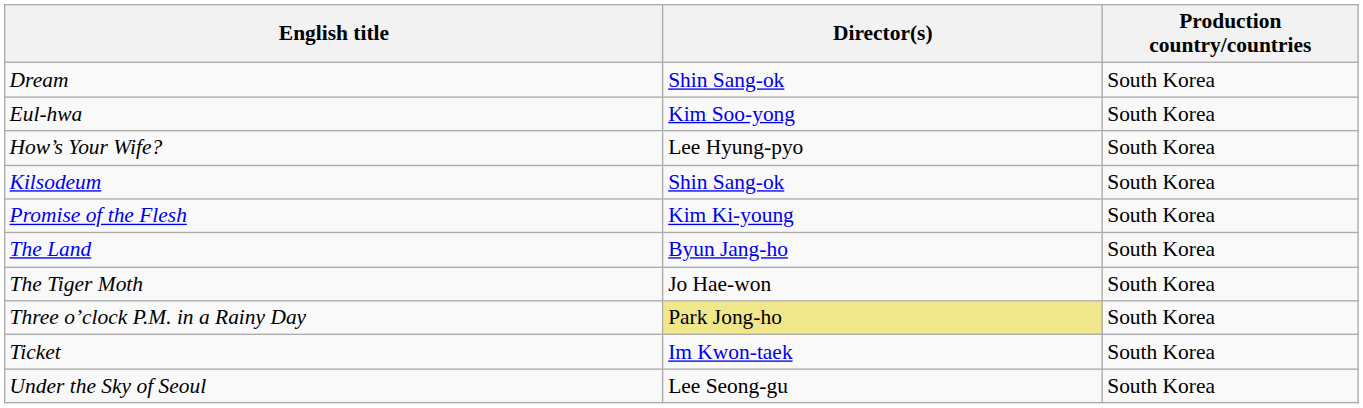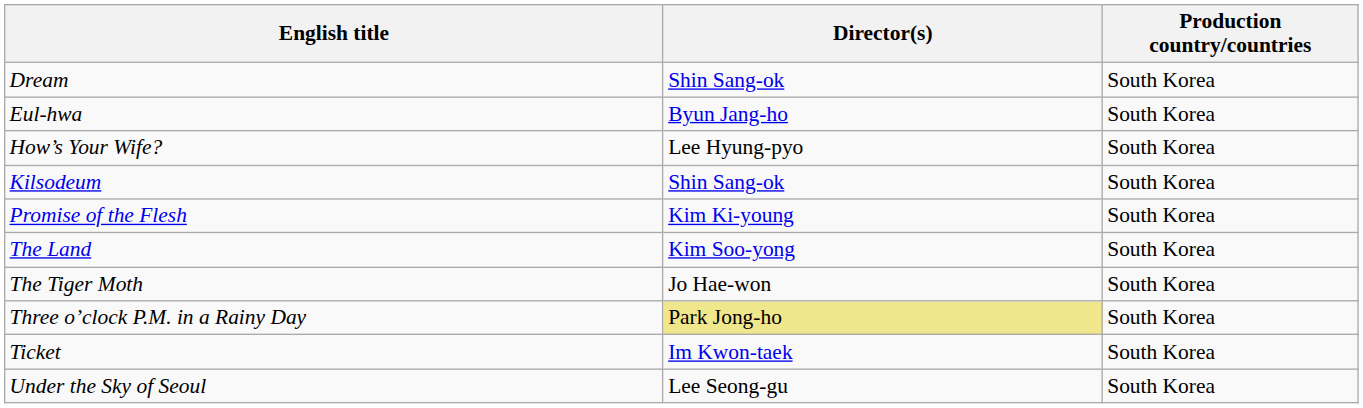(732, 113) Kim Soo-yong -> (728, 113) Byun Jang-ho
(728, 249) Byun Jang-ho -> (732, 249) Kim Soo-yong
